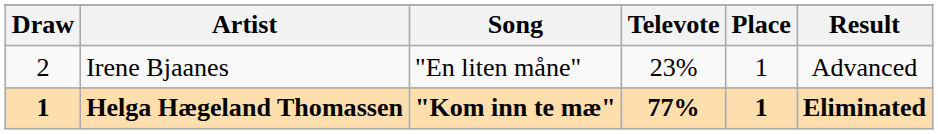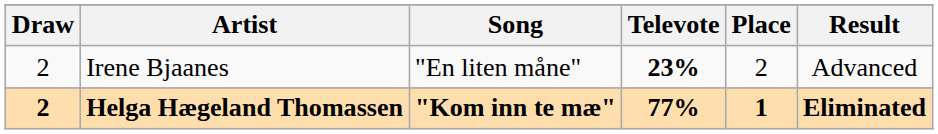(674, 66) normal -> (674, 66) bold
(761, 66) 1 -> (761, 66) 2
(43, 107) 1 -> (43, 107) 2
